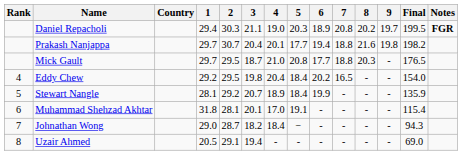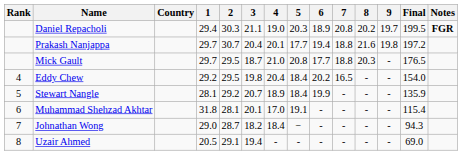(414, 45) 198.2 -> (414, 45) 197.2
